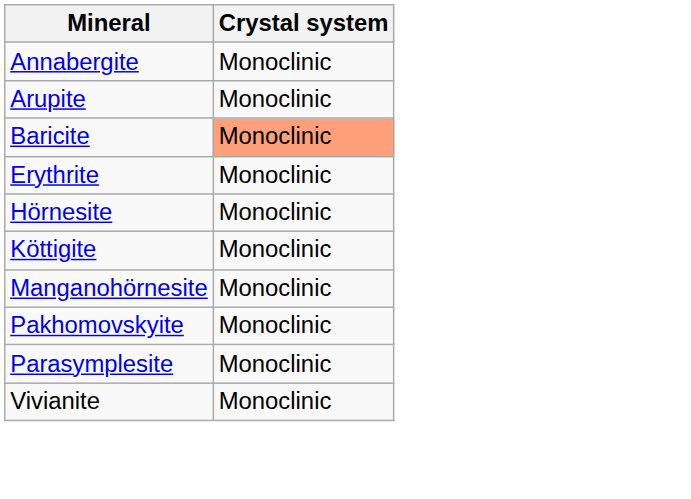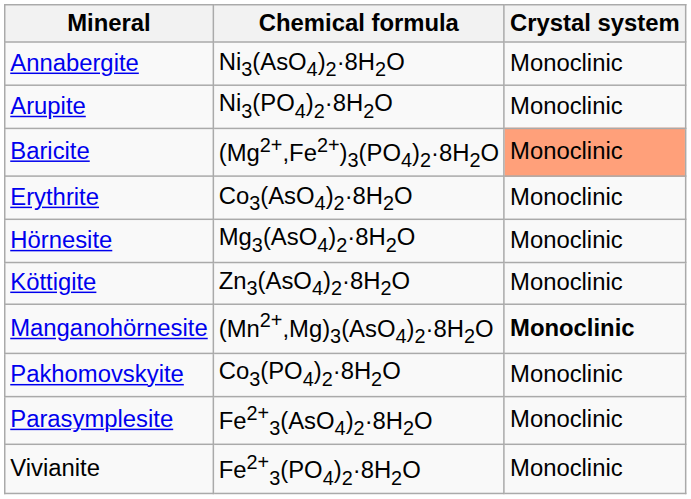+ column: (359, 23)
(275, 288) normal -> (572, 328) bold
